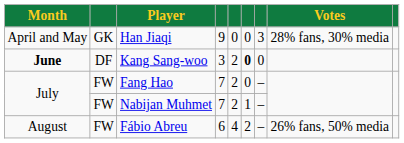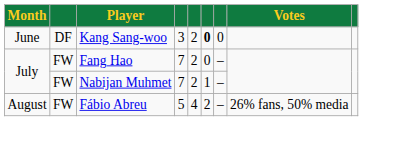- row: (146, 38)
(47, 60) bold -> (27, 38) normal
(222, 127) 6 -> (181, 105) 5
